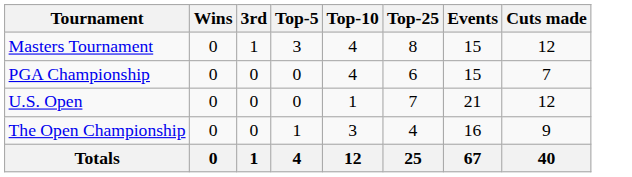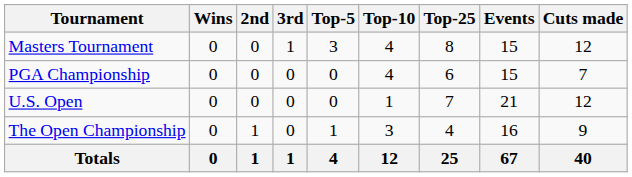+ column: (255, 18)
